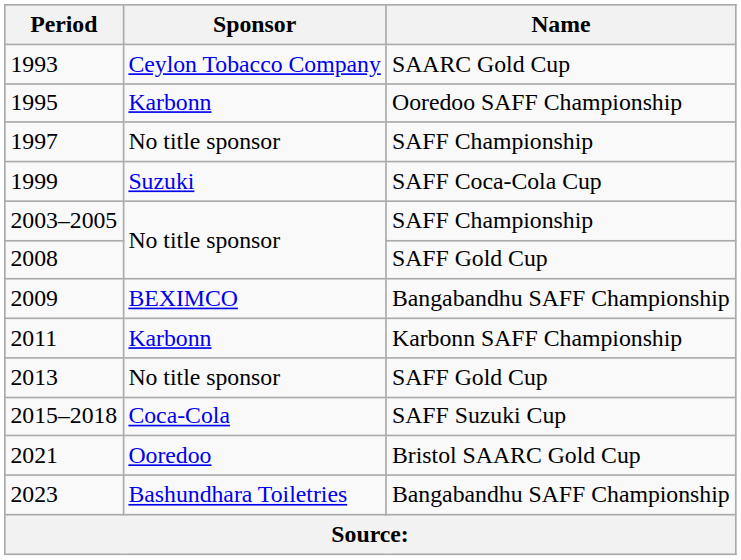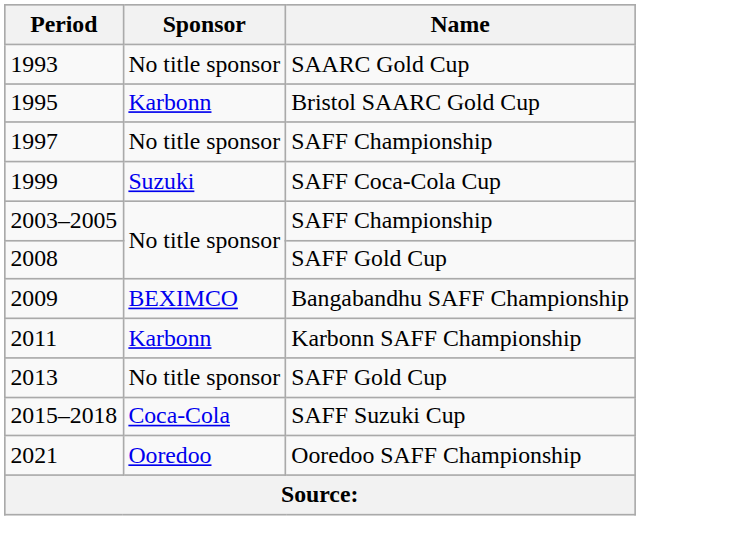(255, 63) Ceylon Tobacco Company -> (204, 63) No title sponsor
(537, 102) Ooredoo SAFF Championship -> (416, 102) Bristol SAARC Gold Cup
(516, 455) Bristol SAARC Gold Cup -> (436, 455) Ooredoo SAFF Championship
- row: (34, 494)
